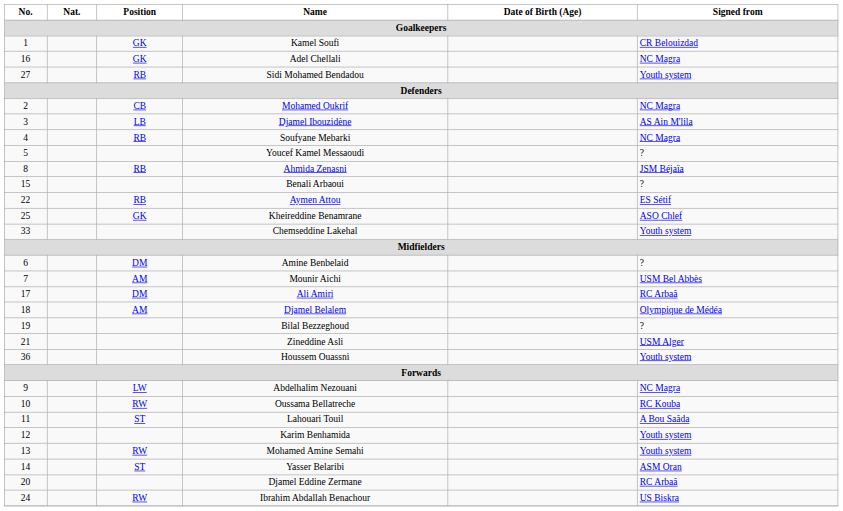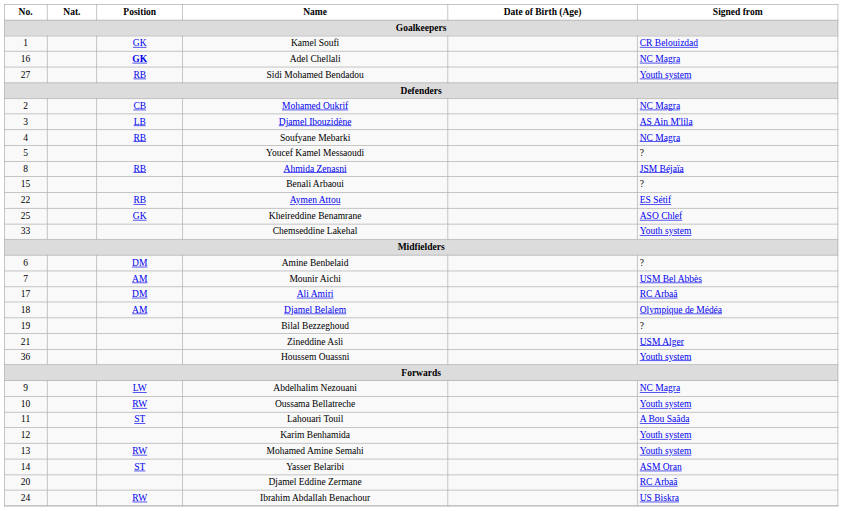(140, 59) normal -> (140, 59) bold
(660, 404) RC Kouba -> (666, 404) Youth system
